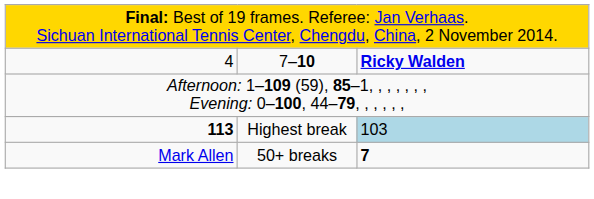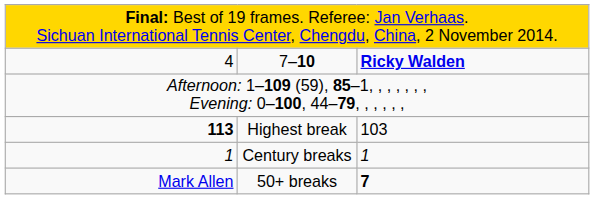(374, 130) lightblue background -> (374, 130) no background
+ row: (297, 155)
